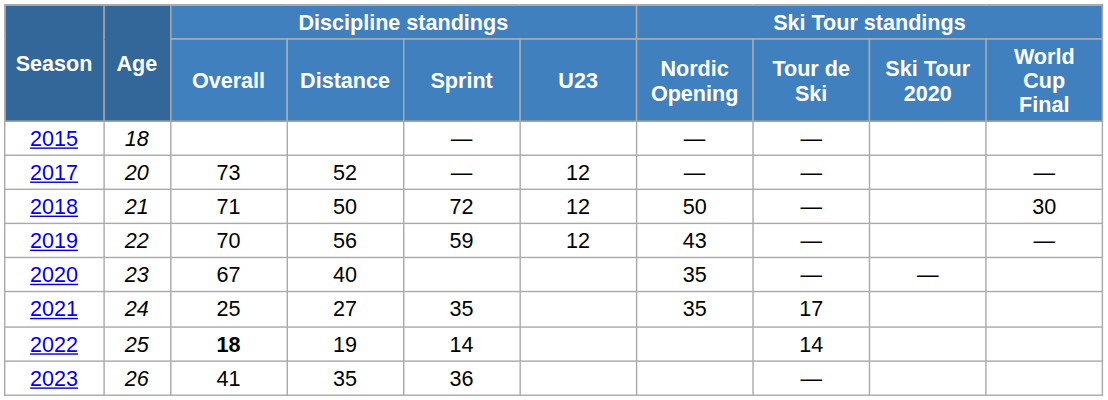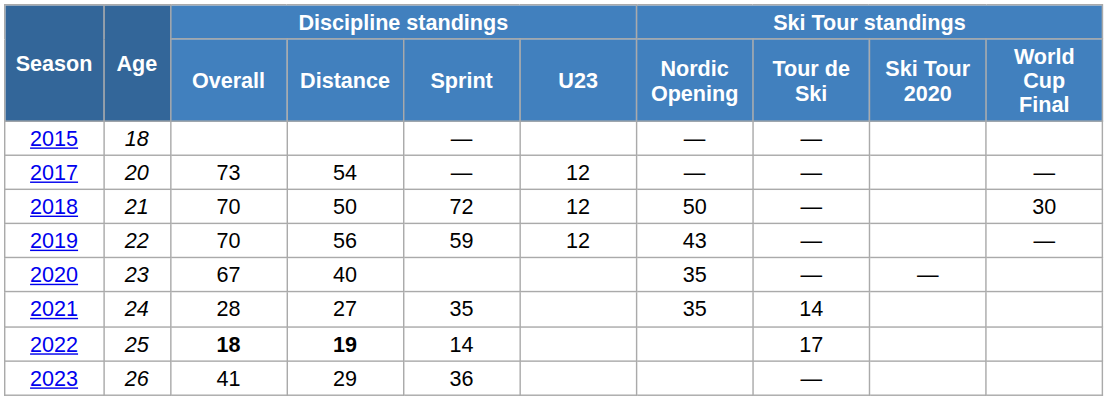(345, 173) 52 -> (345, 173) 54
(229, 207) 71 -> (229, 207) 70
(229, 309) 25 -> (229, 309) 28
(811, 309) 17 -> (811, 309) 14
(345, 344) normal -> (345, 344) bold
(811, 344) 14 -> (811, 344) 17
(345, 378) 35 -> (345, 378) 29
